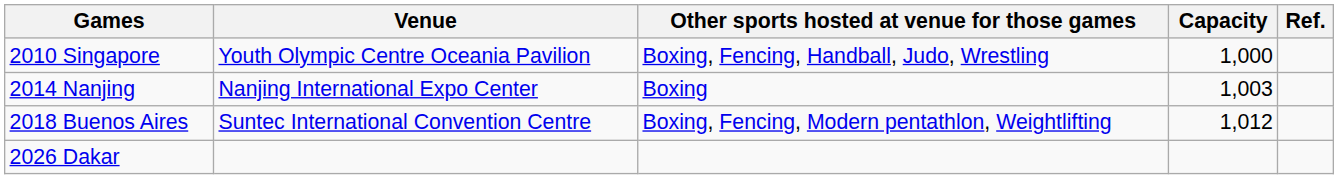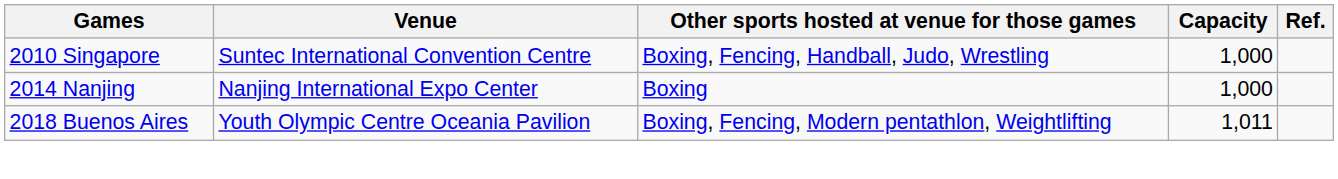(404, 55) Youth Olympic Centre Oceania Pavilion -> (405, 55) Suntec International Convention Centre
(1246, 88) 1,003 -> (1246, 88) 1,000
(405, 122) Suntec International Convention Centre -> (404, 122) Youth Olympic Centre Oceania Pavilion
(1246, 122) 1,012 -> (1247, 122) 1,011
- row: (65, 156)
